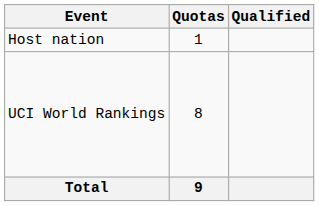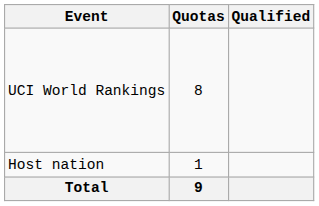rows swapped: (56, 40) <-> (87, 114)
